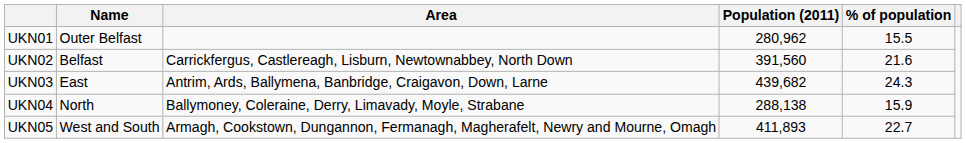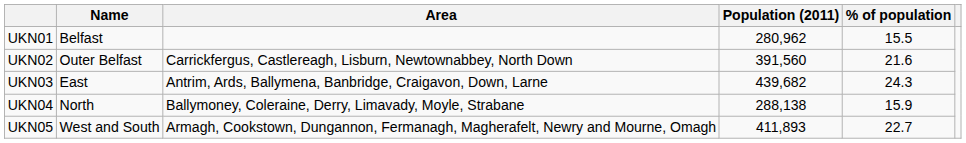(101, 37) Outer Belfast -> (81, 37) Belfast
(81, 60) Belfast -> (101, 60) Outer Belfast
